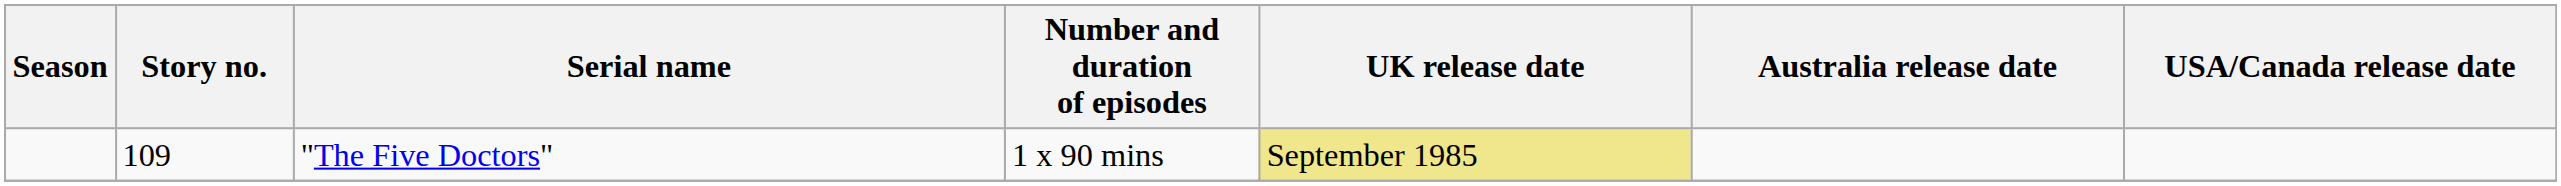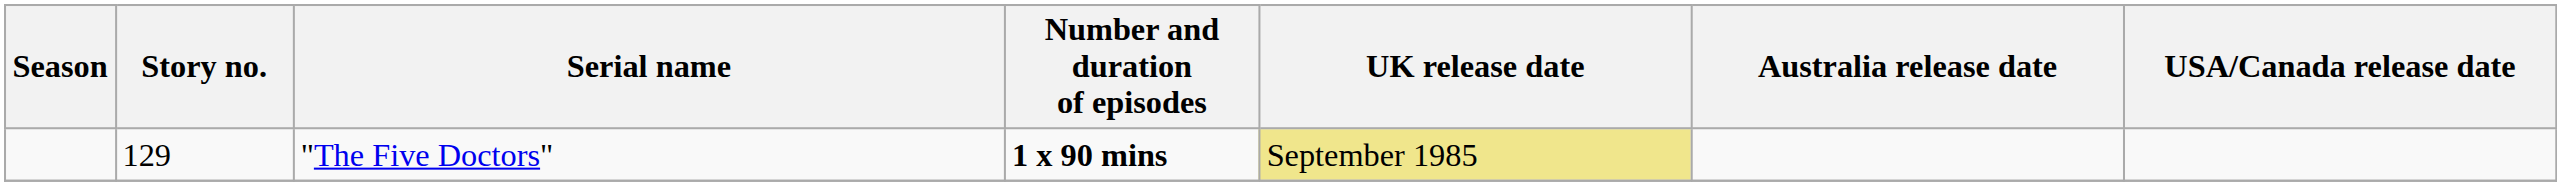(147, 154) 109 -> (147, 154) 129
(1088, 154) normal -> (1090, 154) bold
